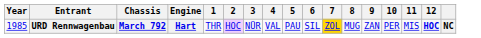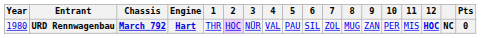+ column: (466, 11)
(17, 26) 1985 -> (17, 26) 1980
(332, 26) gold background -> (332, 26) no background
